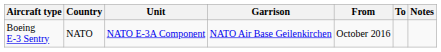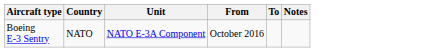- column: (271, 12)
